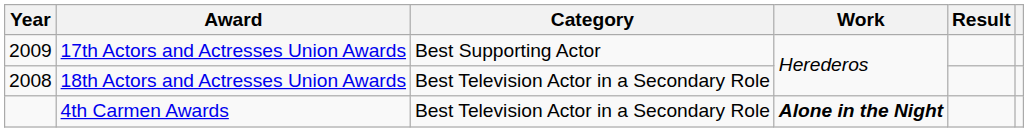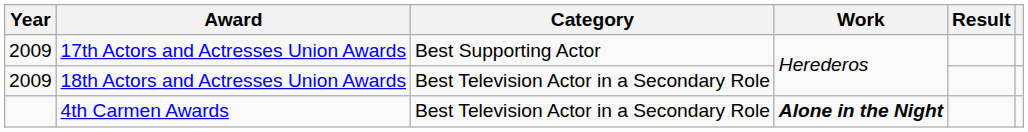(30, 80) 2008 -> (30, 80) 2009
